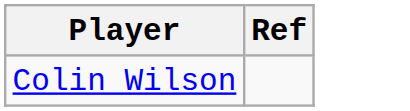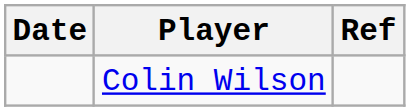+ column: (50, 31)
